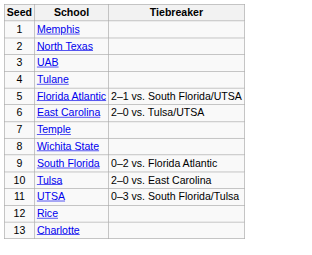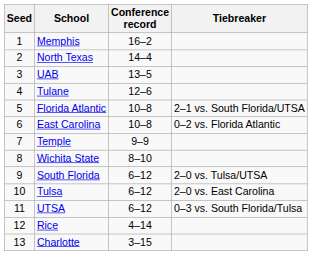+ column: (140, 18)
(158, 113) 2–0 vs. Tulsa/UTSA -> (227, 125) 0–2 vs. Florida Atlantic
(164, 163) 0–2 vs. Florida Atlantic -> (221, 175) 2–0 vs. Tulsa/UTSA
